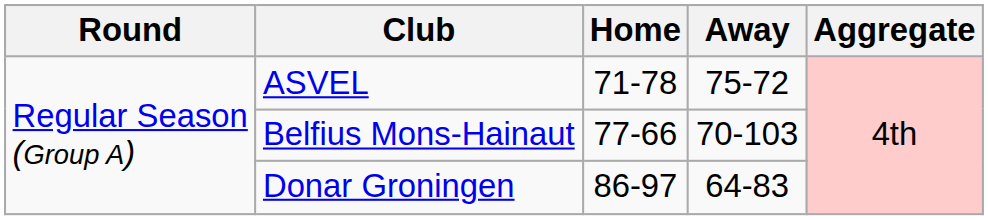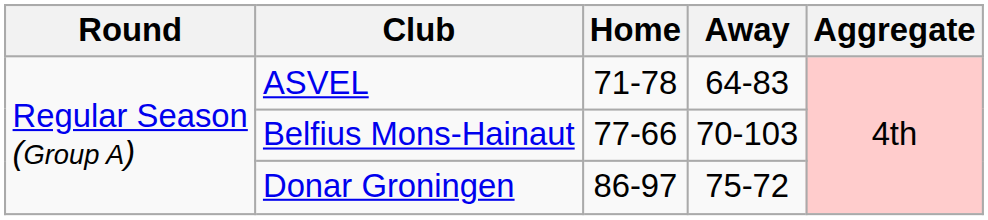(747, 82) 75-72 -> (747, 82) 64-83
(747, 186) 64-83 -> (747, 186) 75-72
